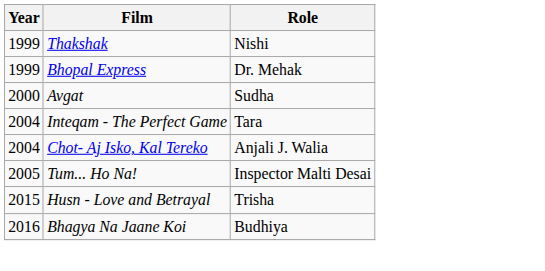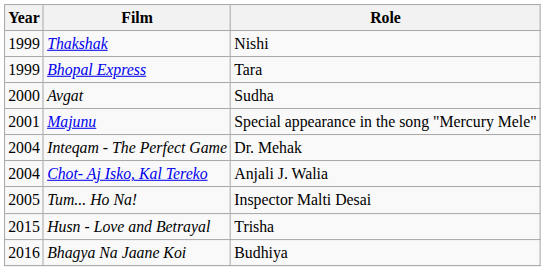(268, 69) Dr. Mehak -> (248, 69) Tara
+ row: (72, 121)
(248, 121) Tara -> (268, 148) Dr. Mehak
